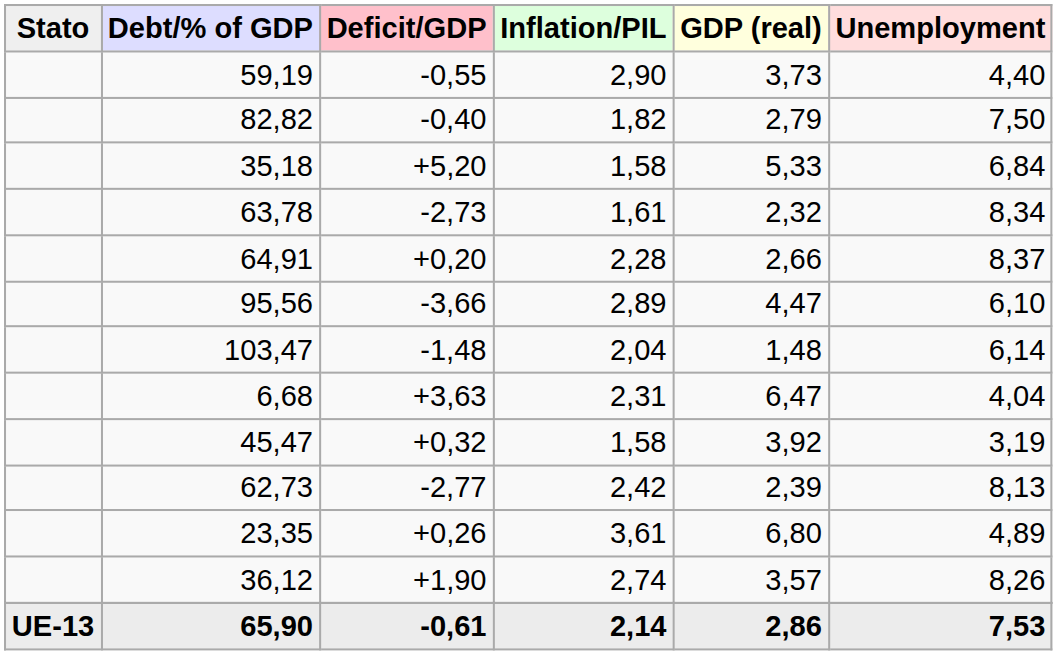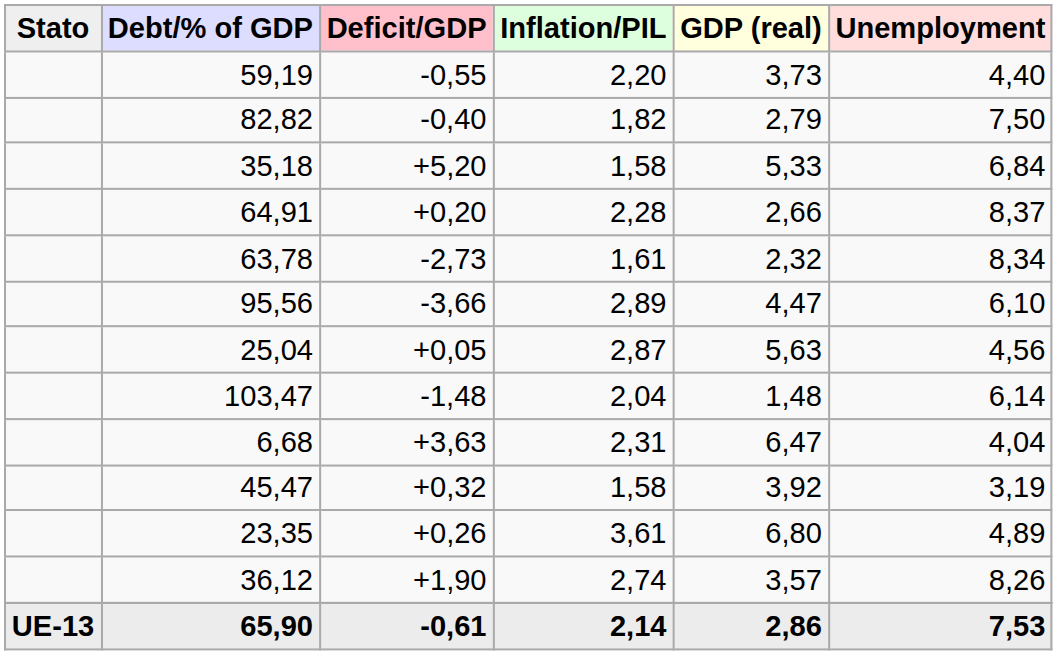(638, 74) 2,90 -> (638, 74) 2,20
rows swapped: (277, 212) <-> (277, 258)
+ row: (277, 350)
- row: (277, 488)
